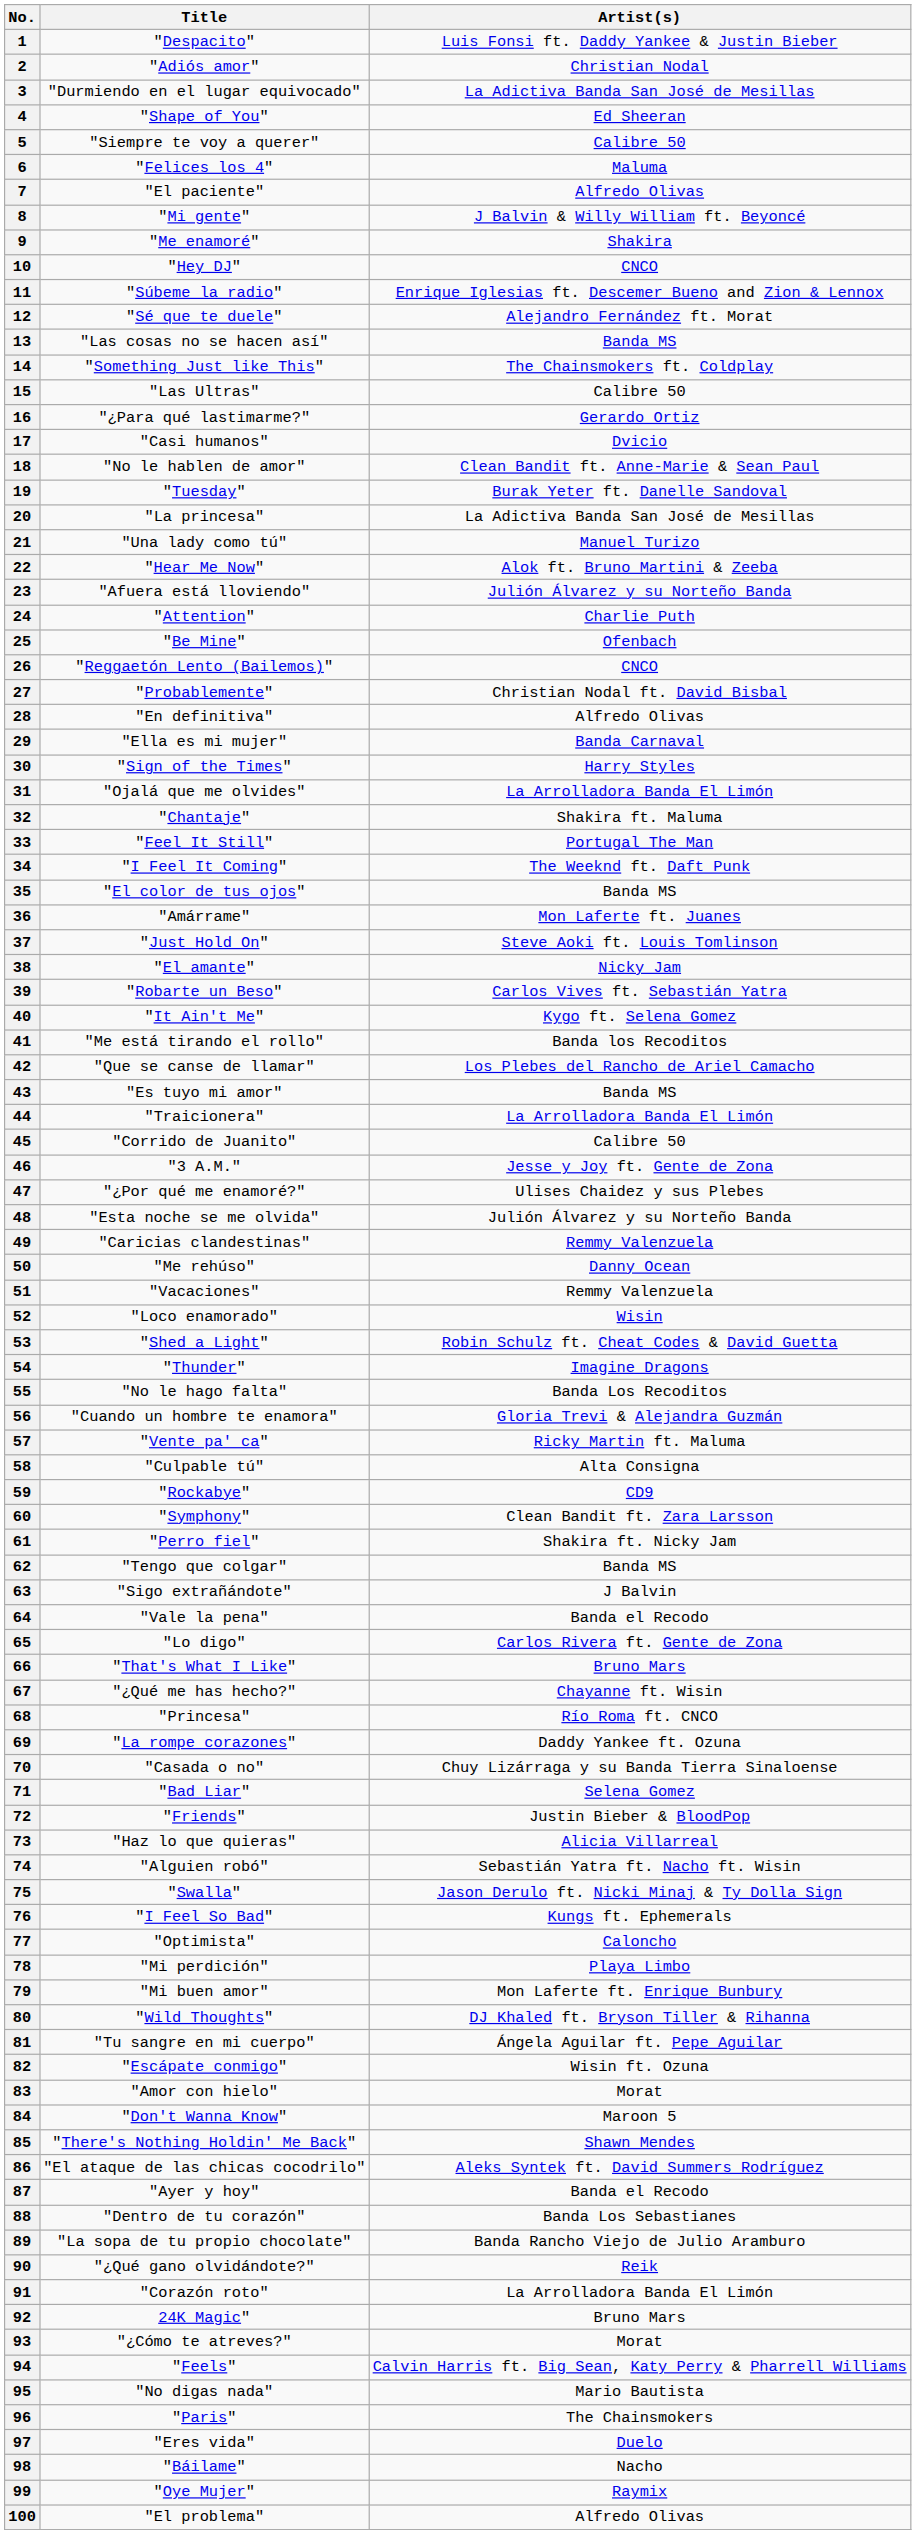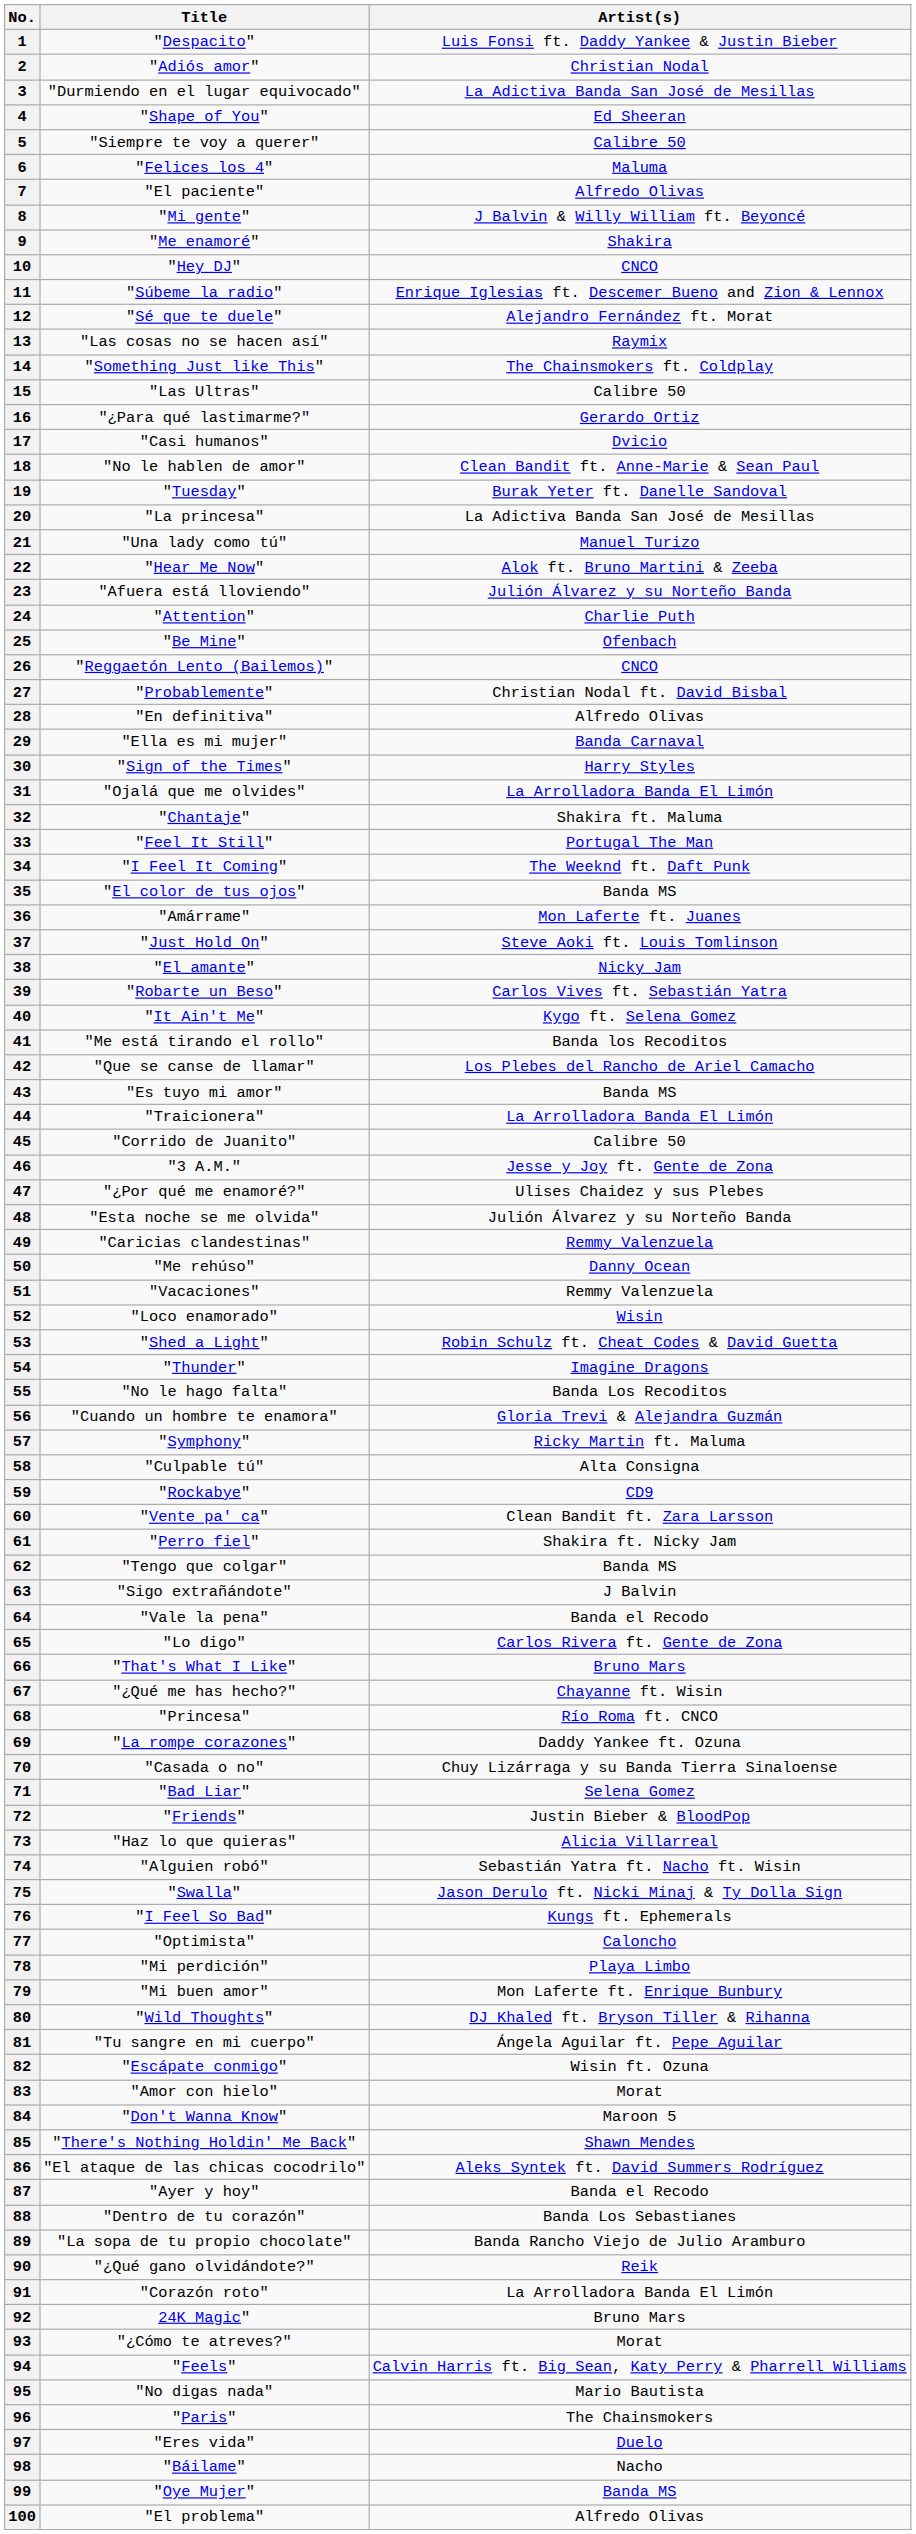(640, 342) Banda MS -> (640, 342) Raymix
(204, 1442) "Vente pa' ca" -> (204, 1442) "Symphony"
(204, 1517) "Symphony" -> (204, 1517) "Vente pa' ca"
(640, 2492) Raymix -> (640, 2492) Banda MS
